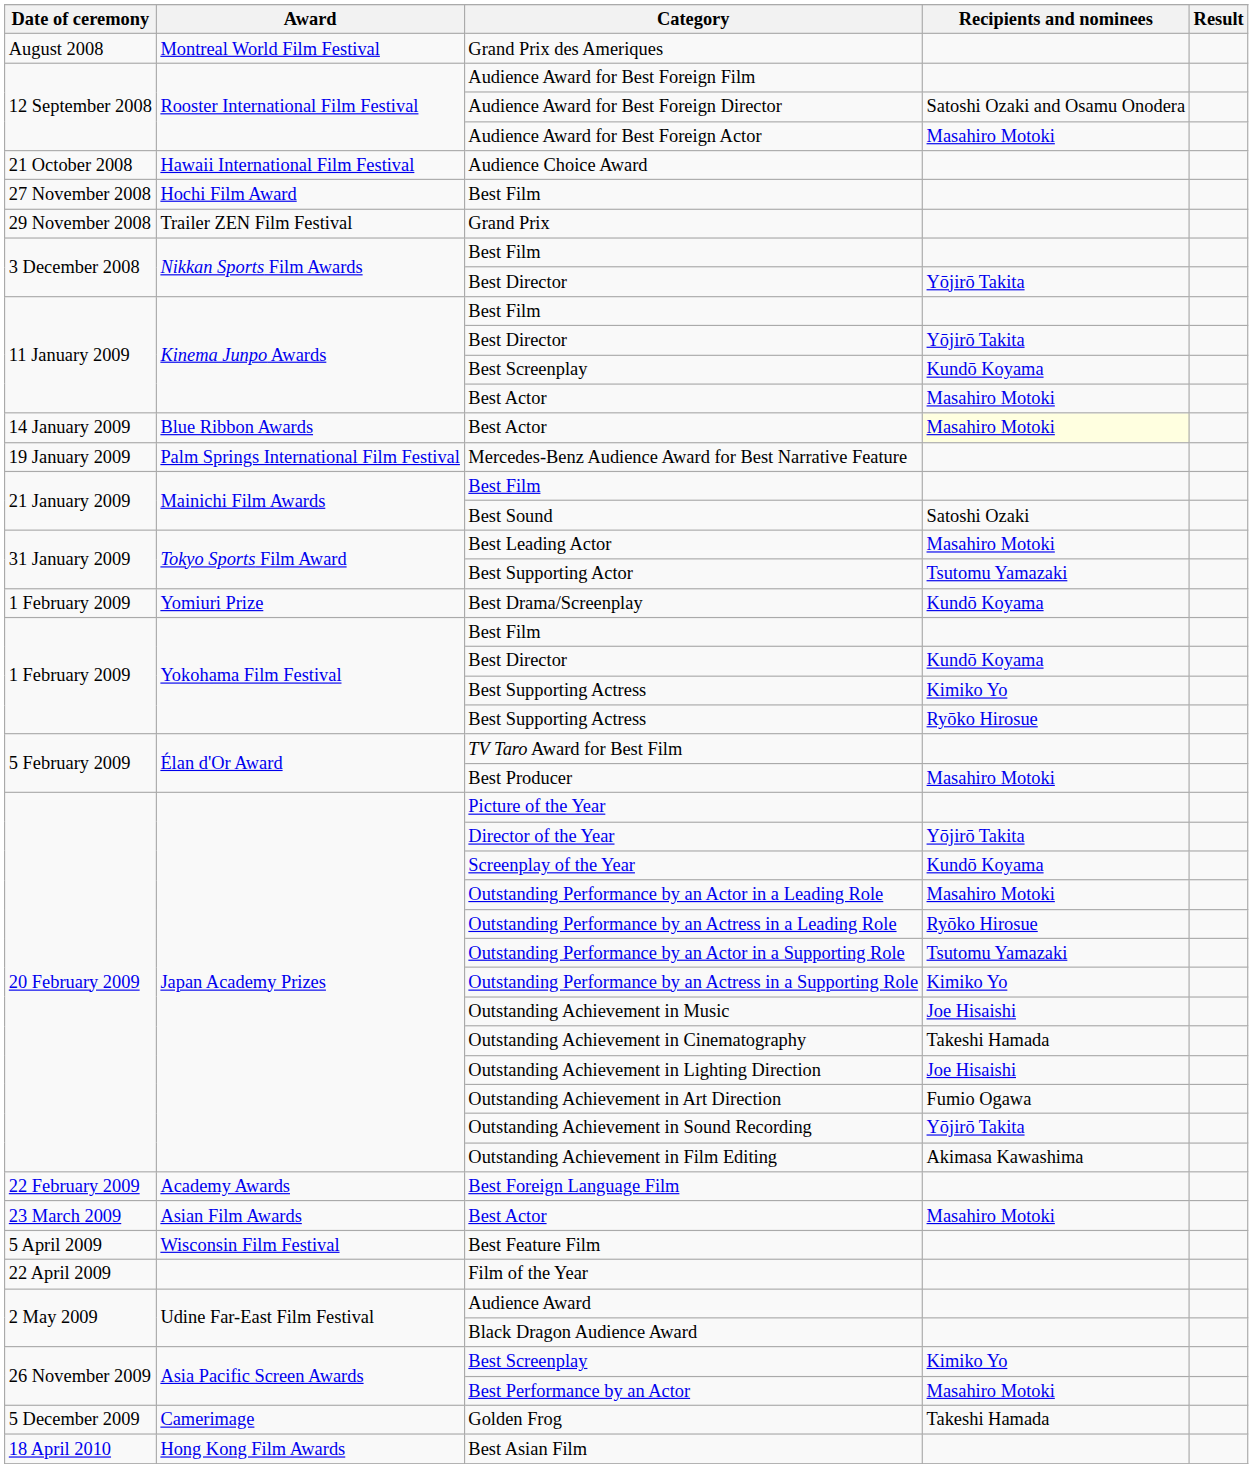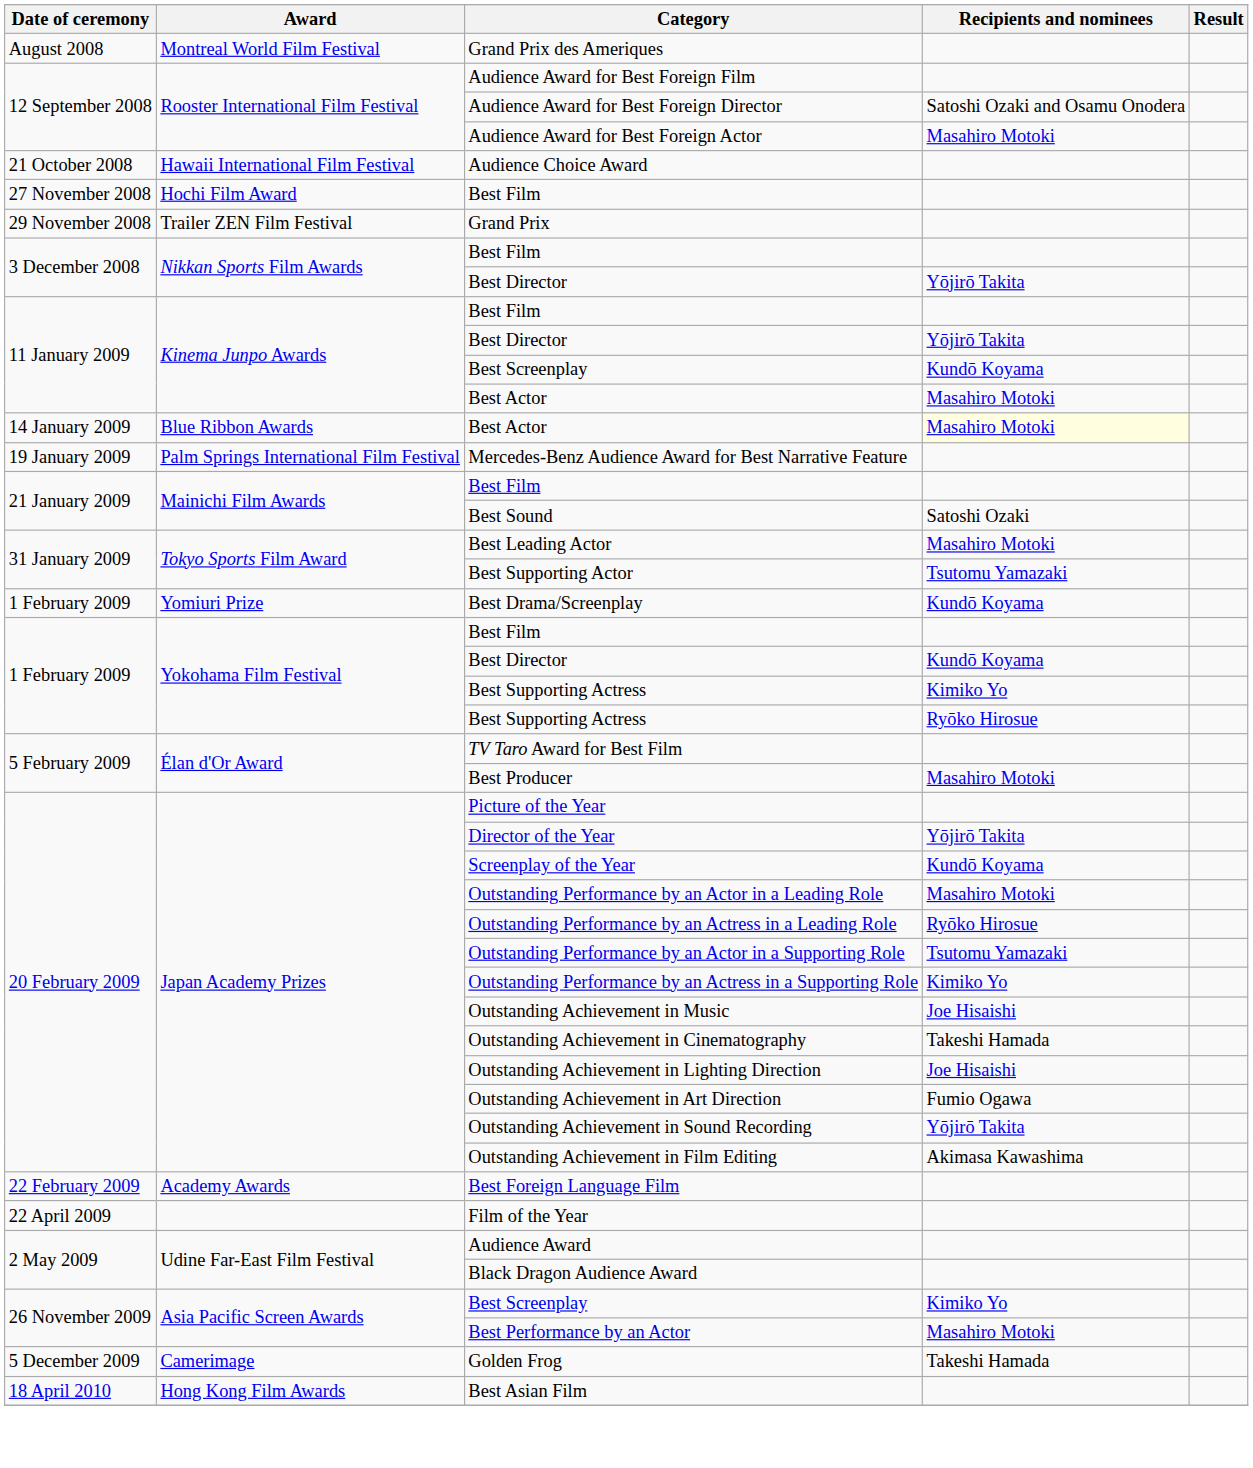- row: (231, 1215)
- row: (250, 1244)
